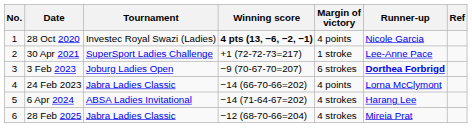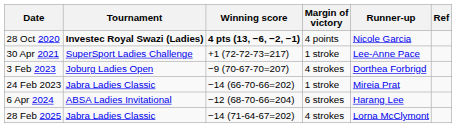- column: (14, 18)
(151, 38) normal -> (135, 38) bold
(337, 69) 6 strokes -> (324, 69) 4 strokes
(405, 69) bold -> (390, 69) normal
(334, 85) 4 points -> (322, 85) 1 stroke
(404, 85) Lorna McClymont -> (376, 85) Mireia Prat
(264, 100) −14 (71-64-67=202) -> (251, 100) −12 (68-70-66=204)
(337, 100) 4 strokes -> (324, 100) 6 strokes
(264, 115) −12 (68-70-66=204) -> (251, 115) −14 (71-64-67=202)
(389, 115) Mireia Prat -> (391, 115) Lorna McClymont
